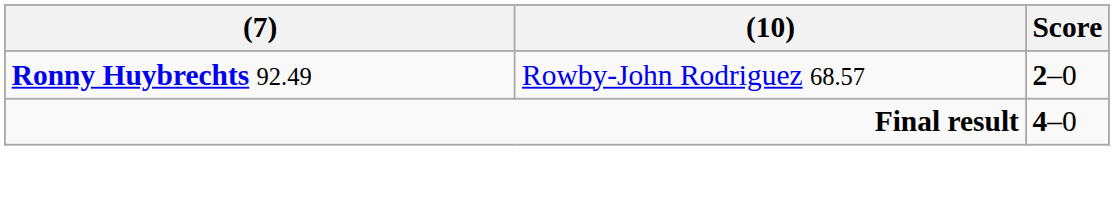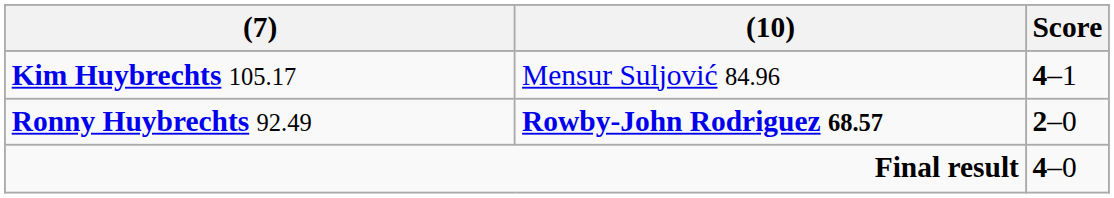+ row: (154, 74)
(694, 74) normal -> (703, 121) bold
